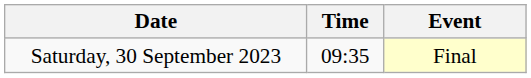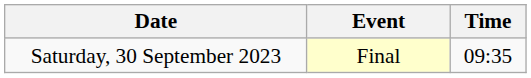columns swapped: (345, 21) <-> (455, 21)
